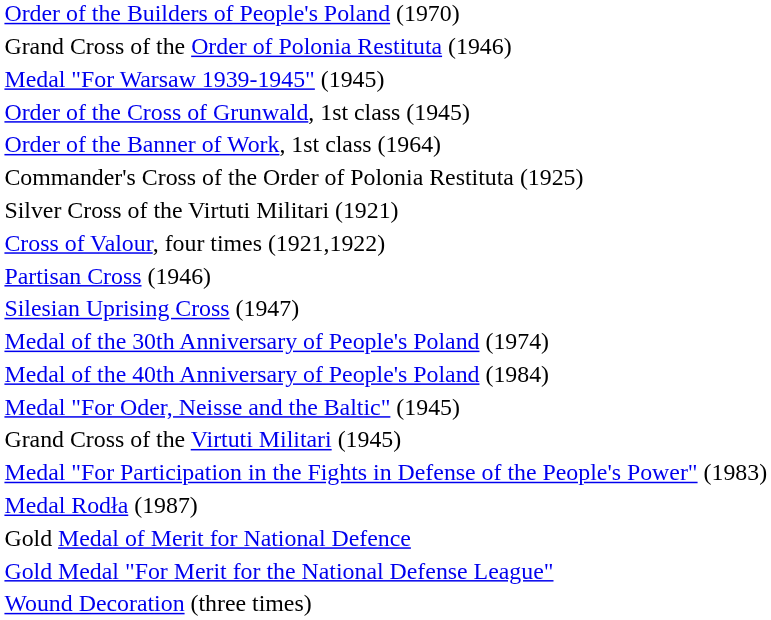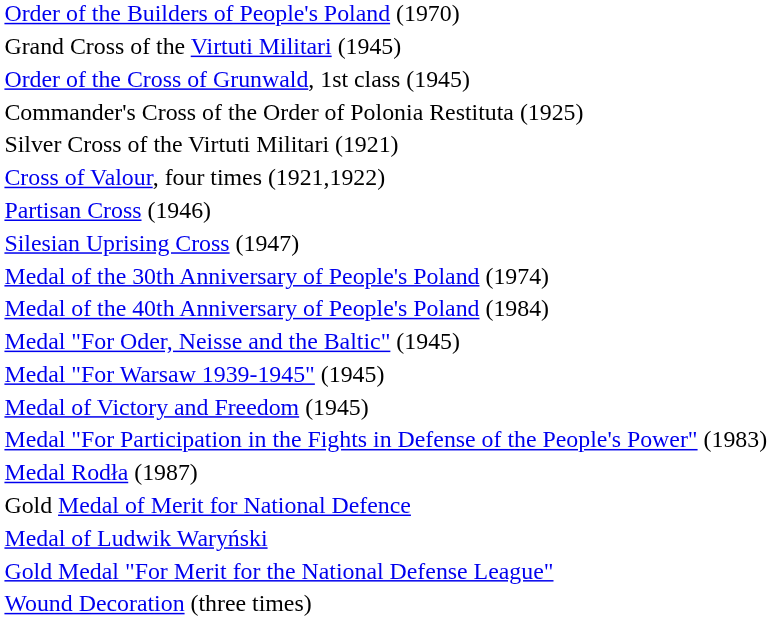- row: (258, 46)
rows swapped: (203, 439) <-> (194, 79)
- row: (223, 144)
+ row: (187, 406)
+ row: (136, 538)
